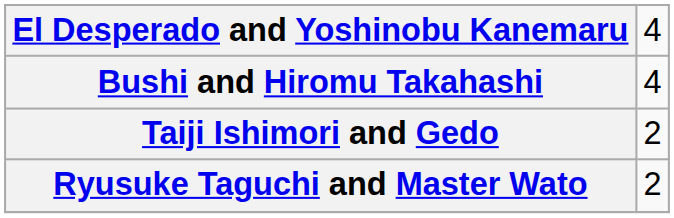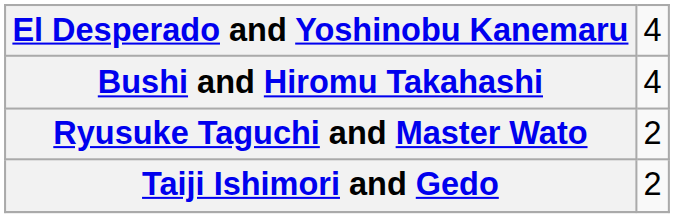rows swapped: (320, 184) <-> (320, 133)
